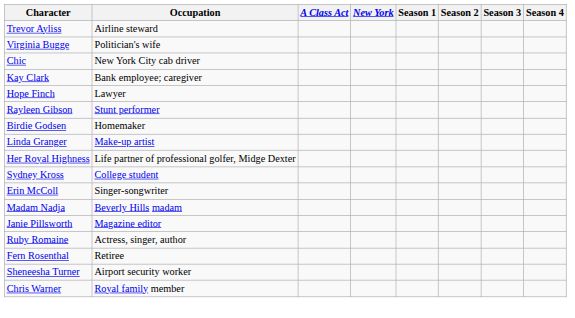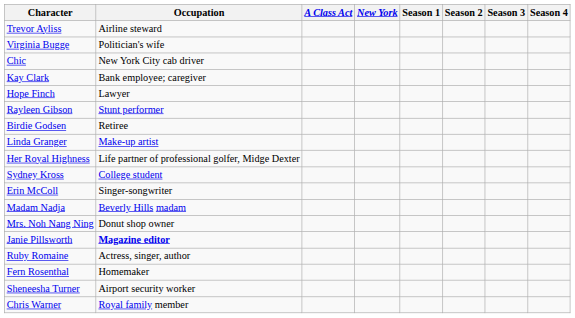(120, 126) Homemaker -> (113, 126) Retiree
+ row: (50, 223)
(128, 223) normal -> (134, 239) bold
(109, 256) Retiree -> (124, 272) Homemaker
